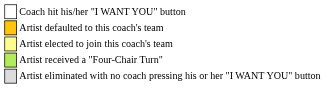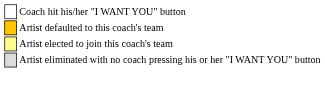- row: (91, 60)
